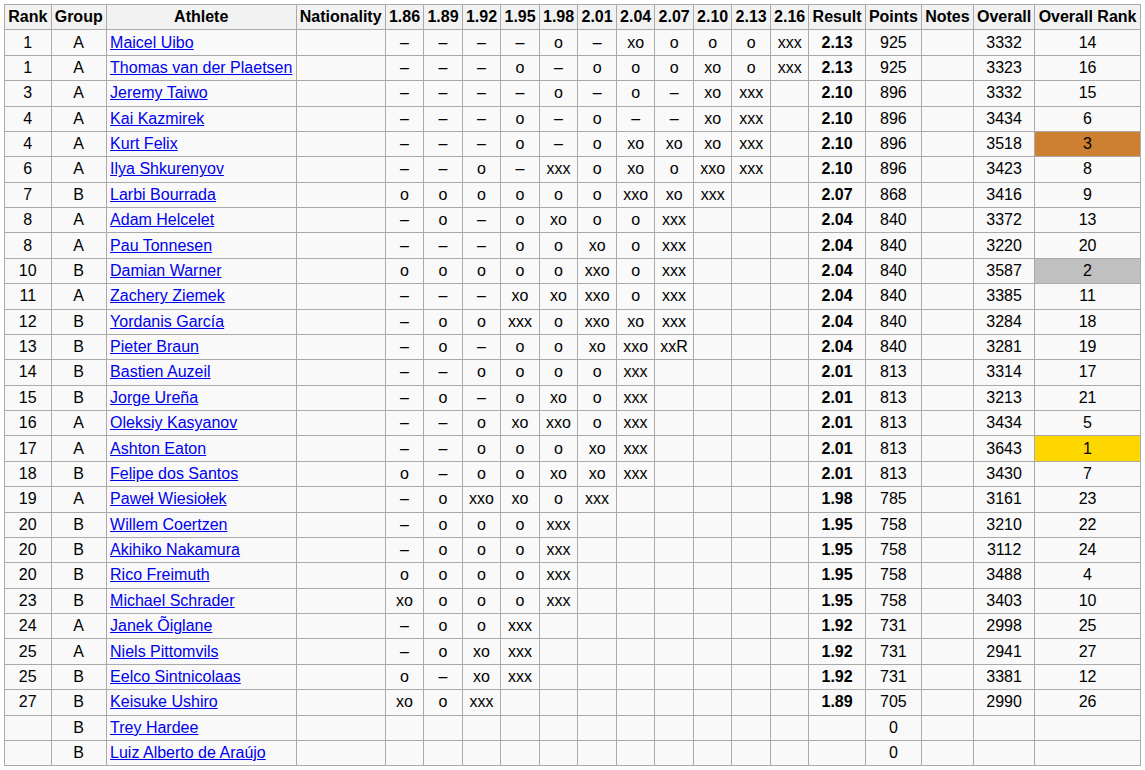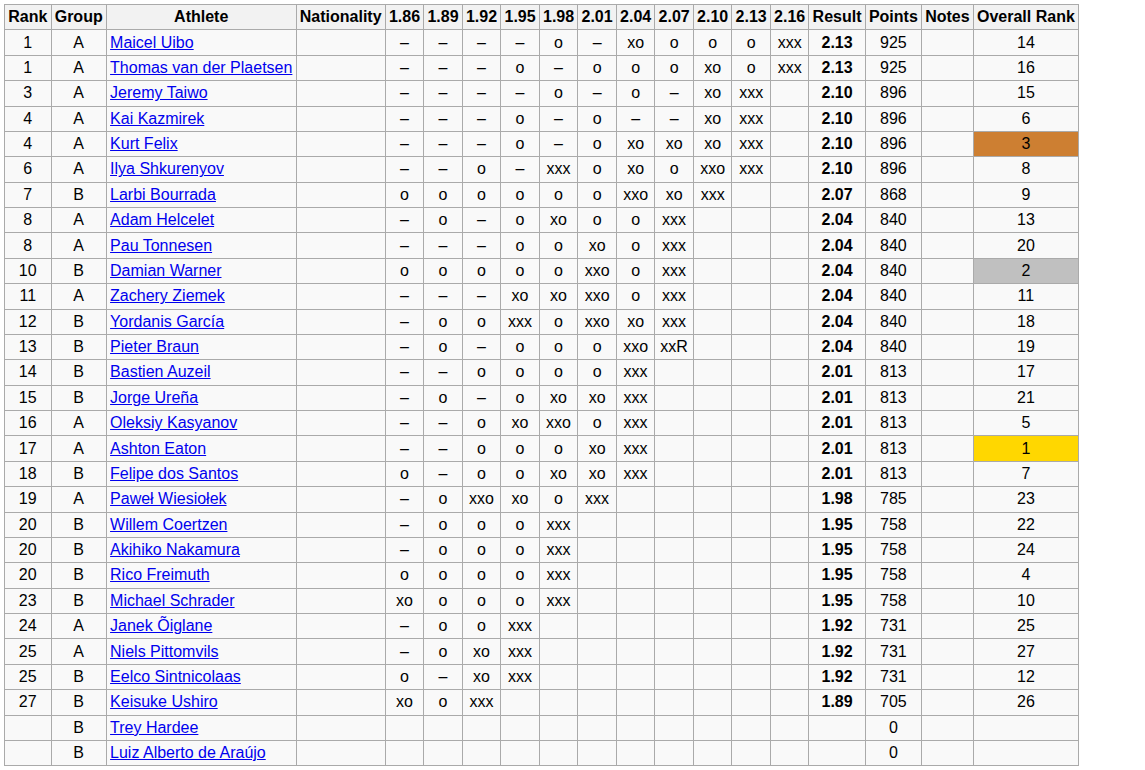- column: (1004, 17)
(597, 347) xo -> (597, 347) o
(597, 397) o -> (597, 397) xo
